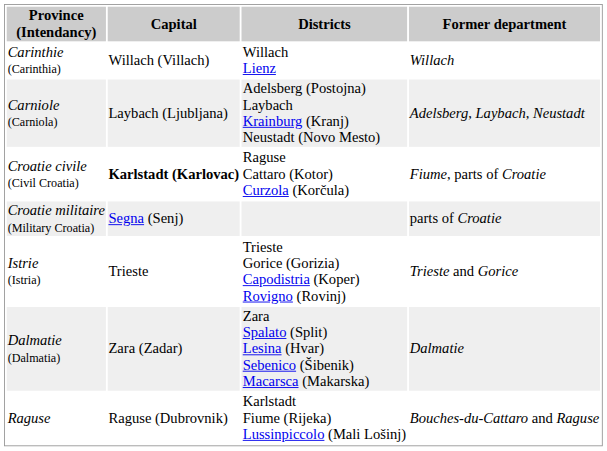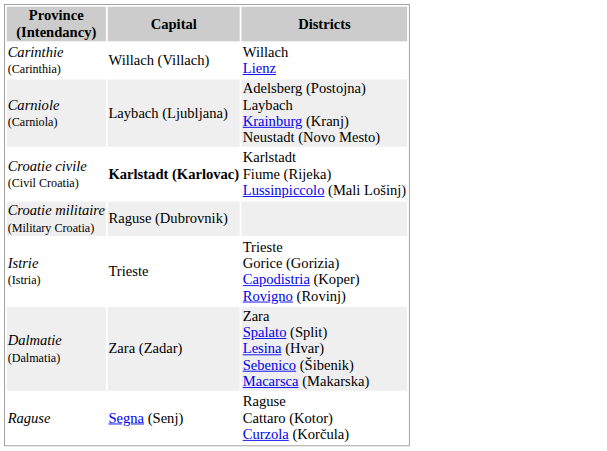- column: (505, 24)
(296, 174) Raguse Cattaro (Kotor) Curzola (Korčula) -> (324, 174) Karlstadt Fiume (Rijeka) Lussinpiccolo (Mali Lošinj)
(146, 218) Segna (Senj) -> (168, 218) Raguse (Dubrovnik)
(168, 418) Raguse (Dubrovnik) -> (146, 418) Segna (Senj)
(324, 418) Karlstadt Fiume (Rijeka) Lussinpiccolo (Mali Lošinj) -> (296, 418) Raguse Cattaro (Kotor) Curzola (Korčula)
